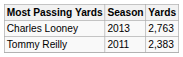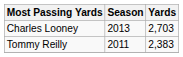(161, 29) 2,763 -> (161, 29) 2,703
